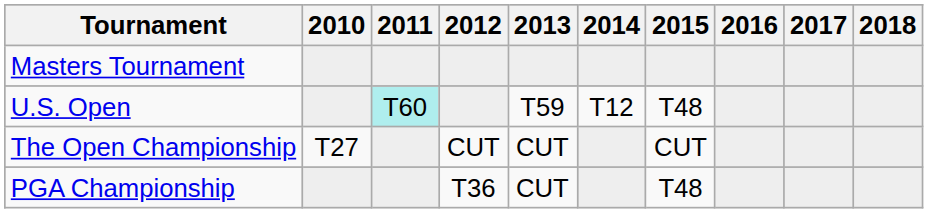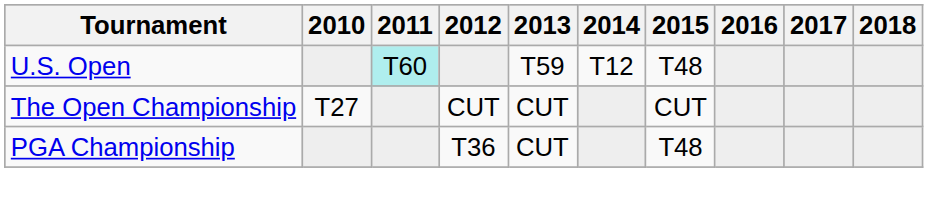- row: (128, 66)
